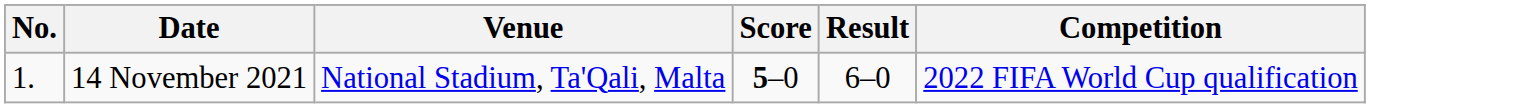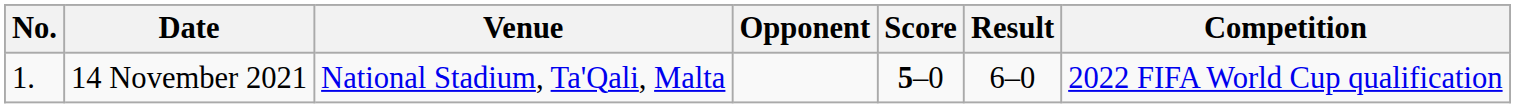+ column: (805, 28)
